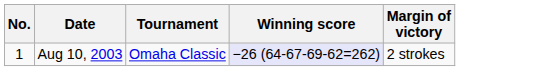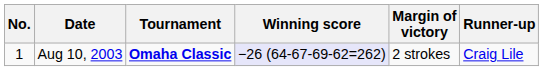+ column: (499, 24)
(177, 55) normal -> (180, 55) bold
